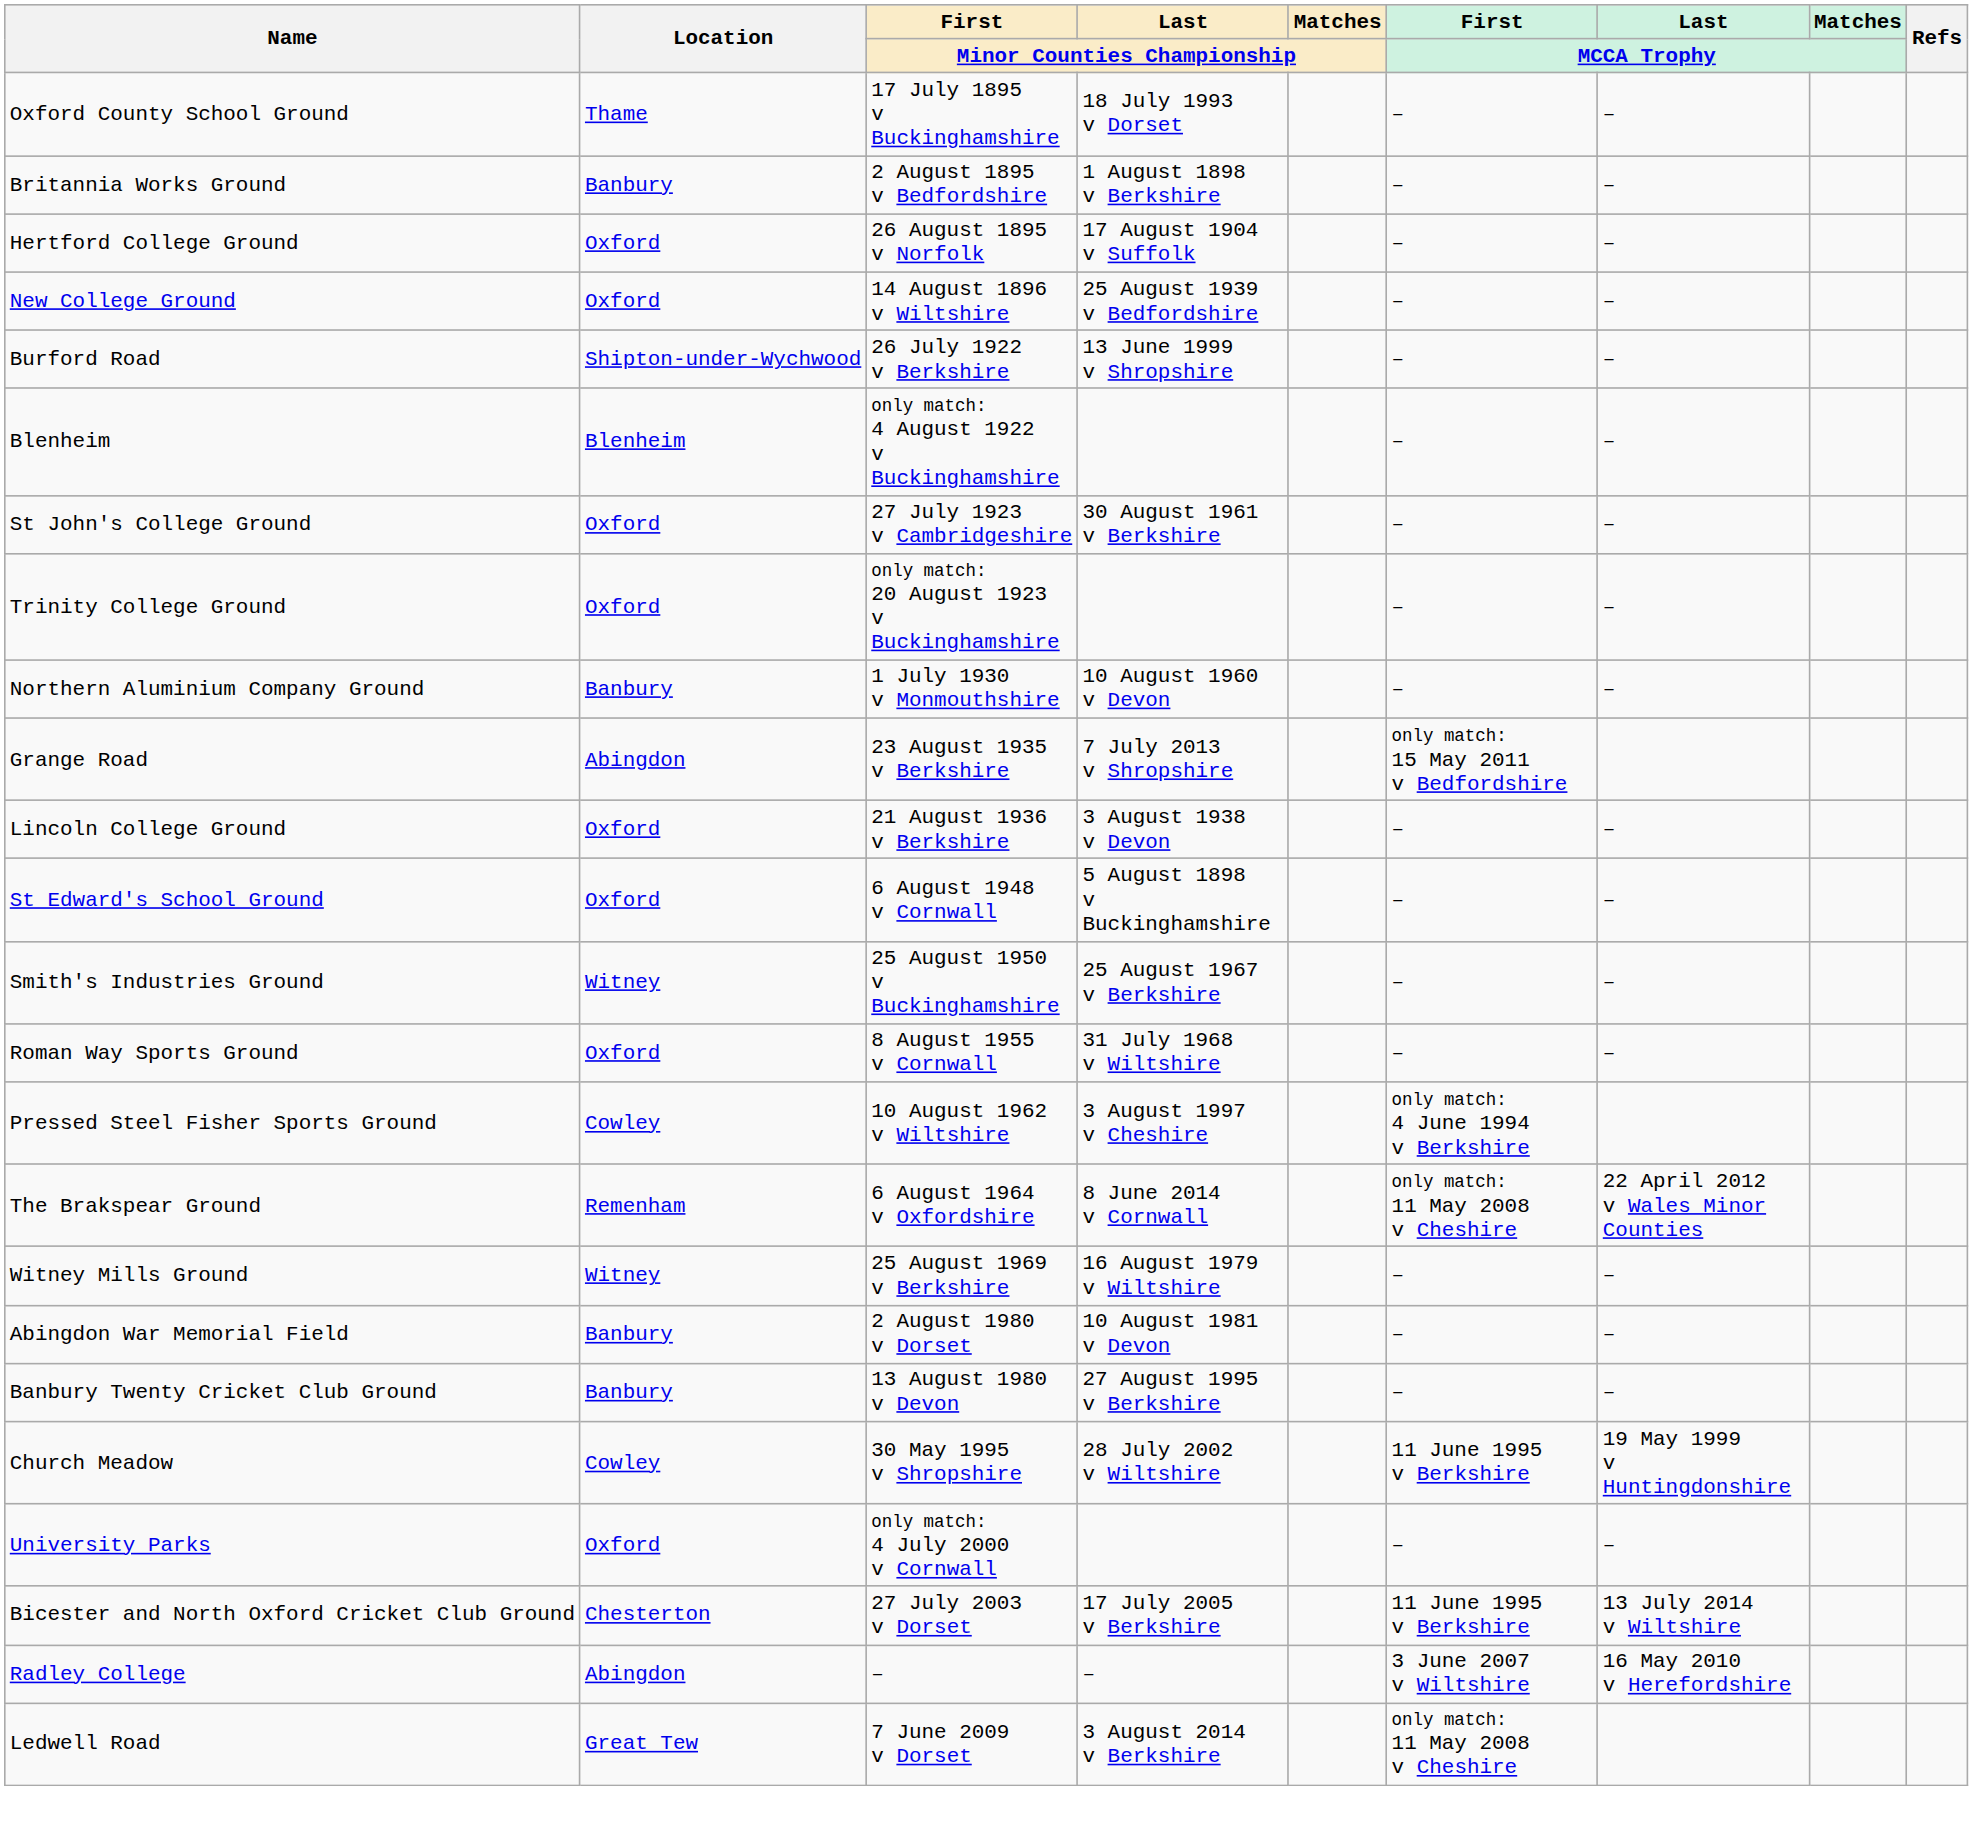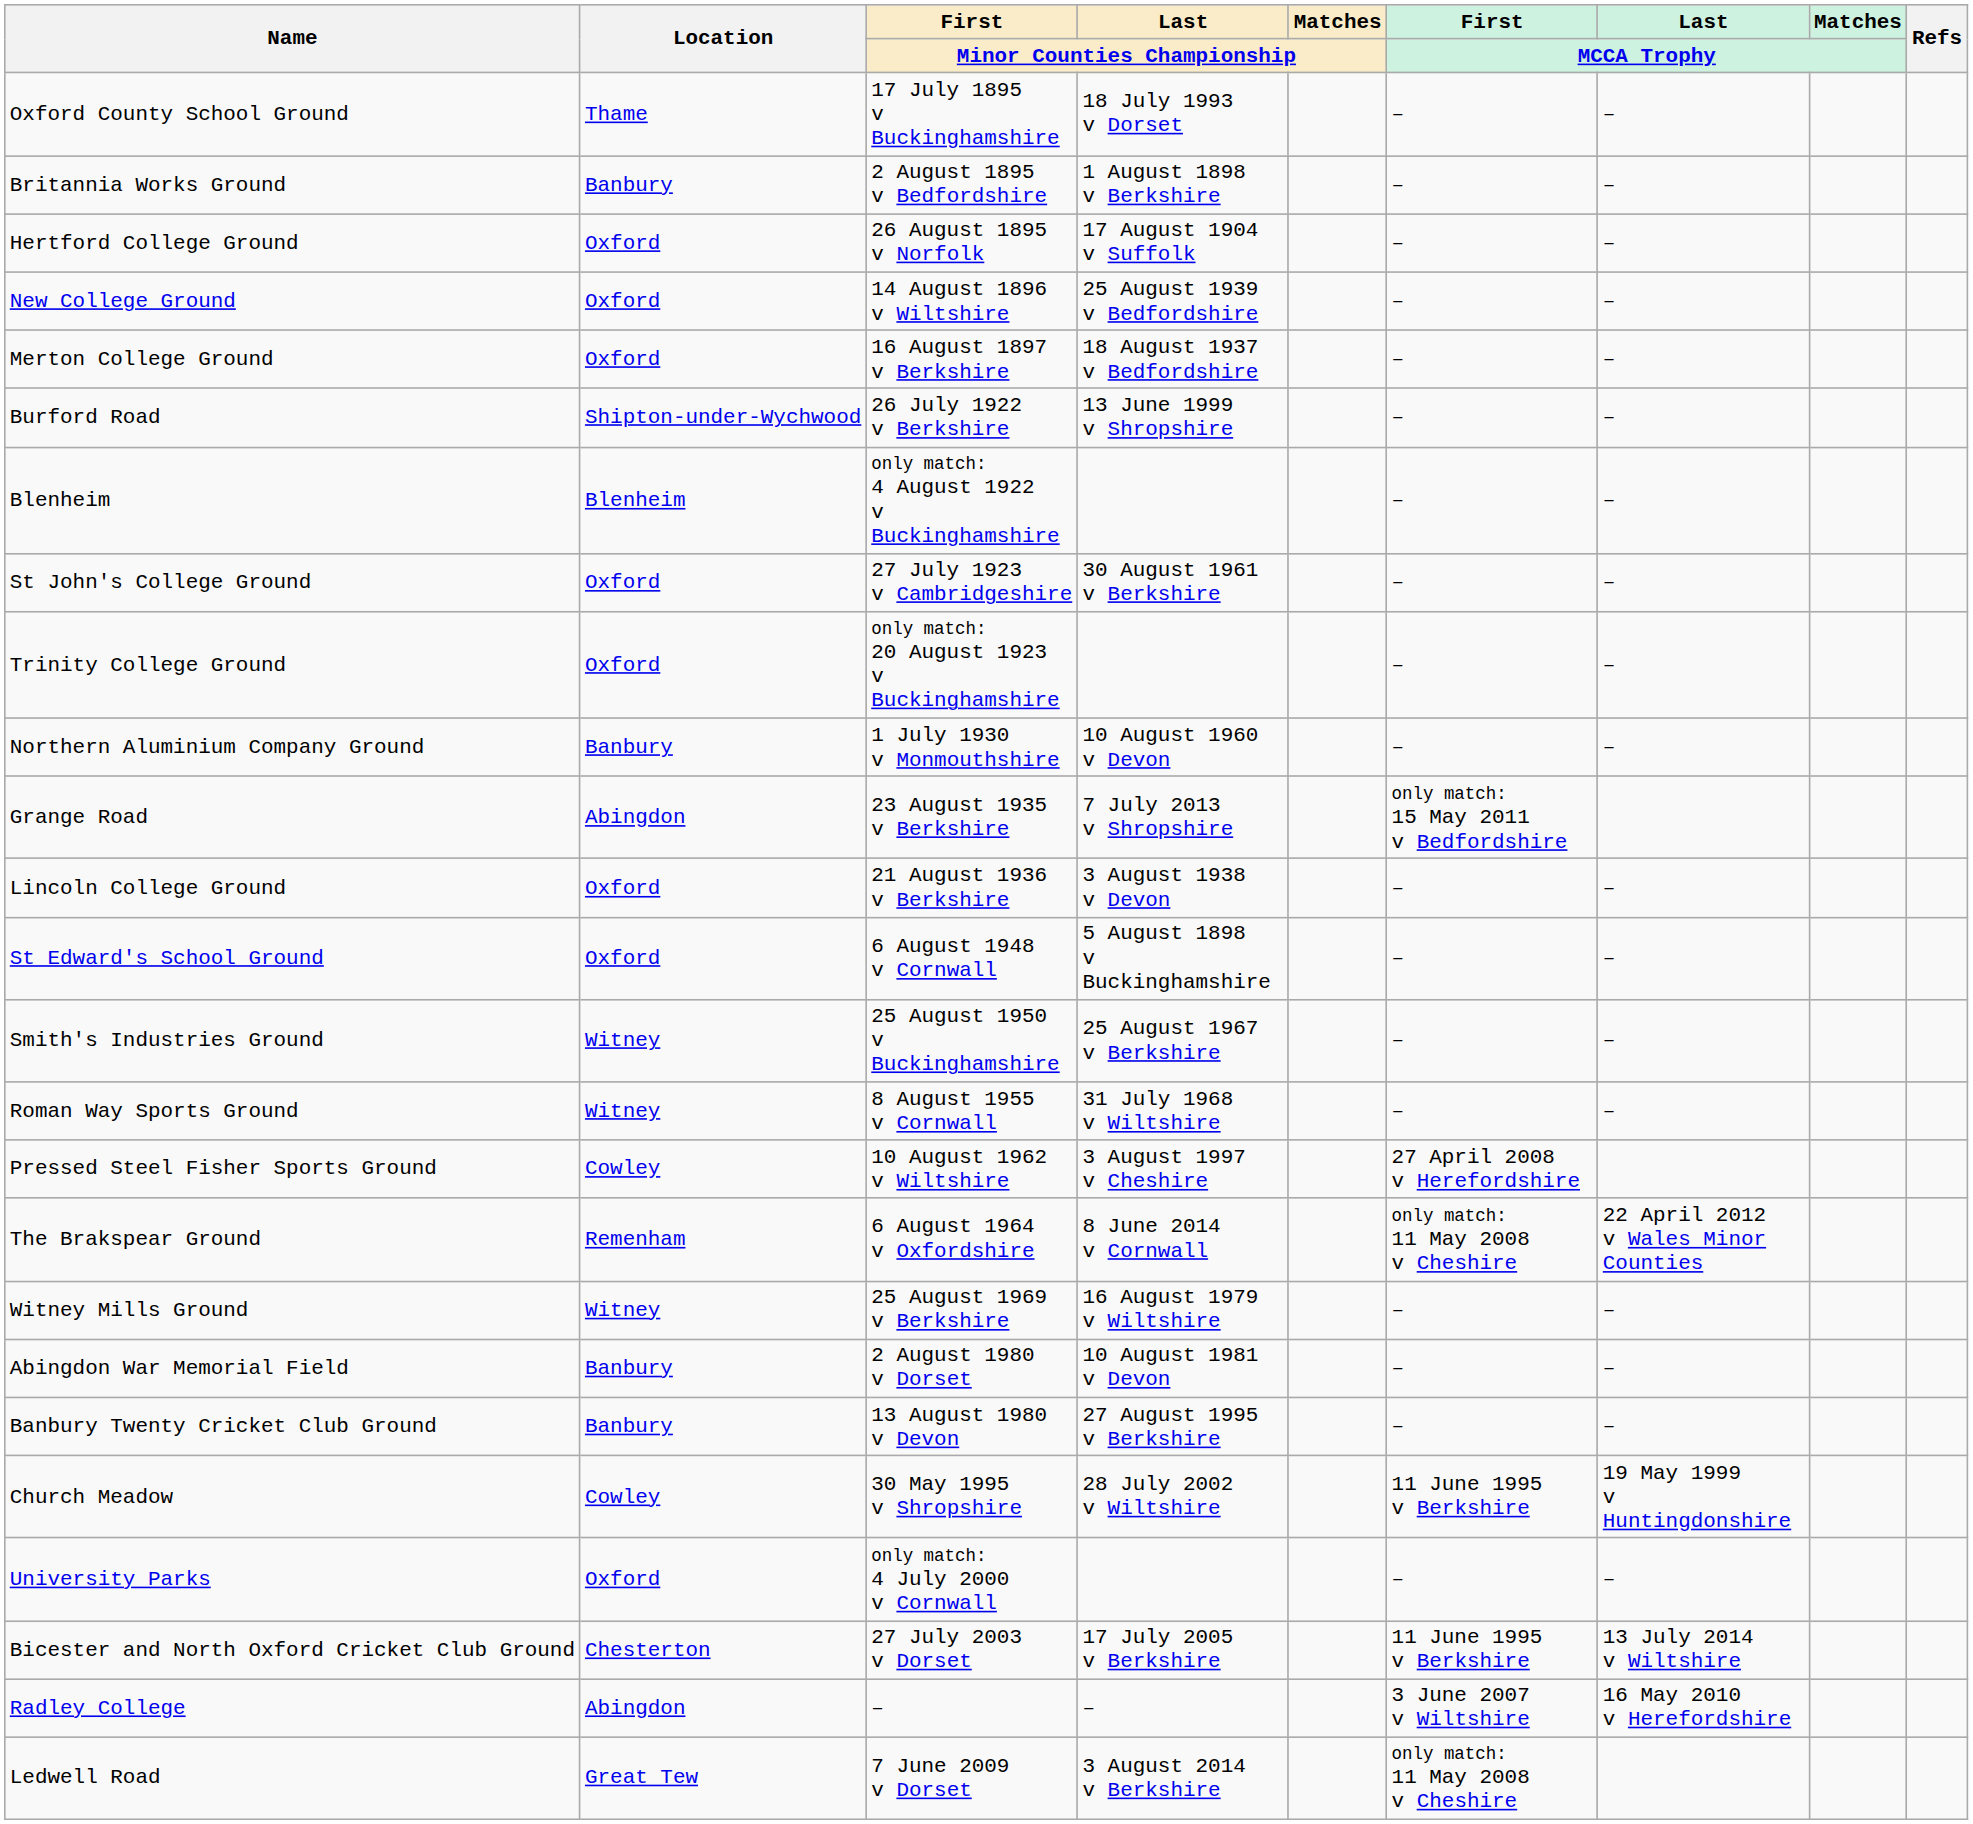+ row: (142, 359)
(623, 1053) Oxford -> (623, 1111) Witney
(1461, 1125) only match: 4 June 1994 v Berkshire -> (1486, 1169) 27 April 2008 v Herefordshire
